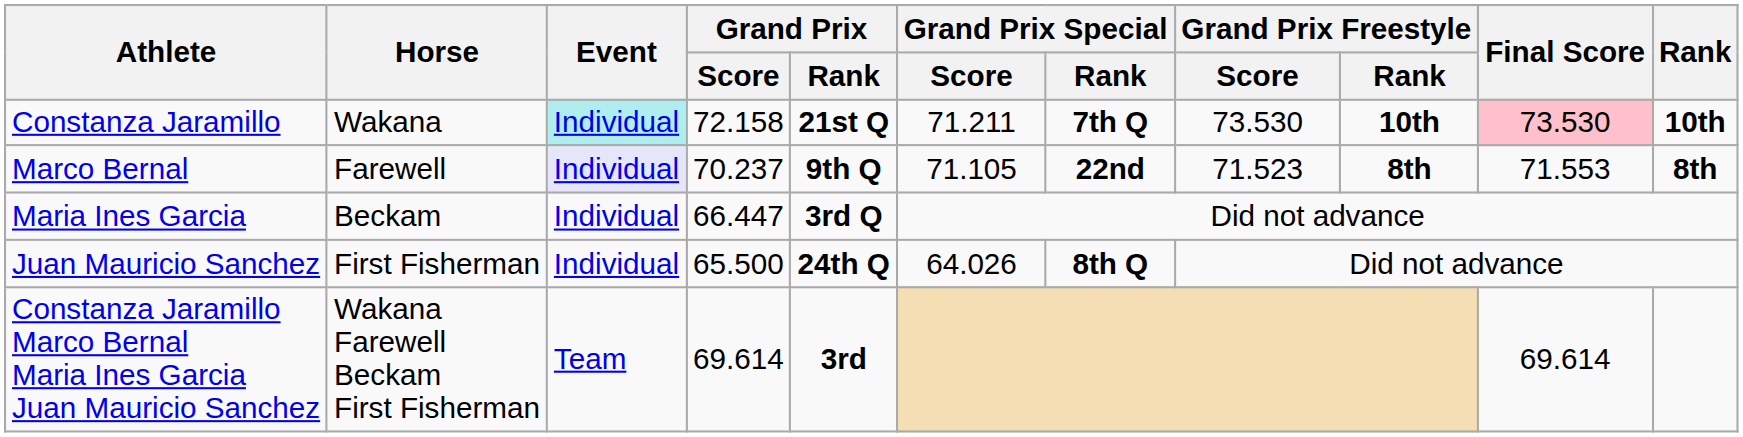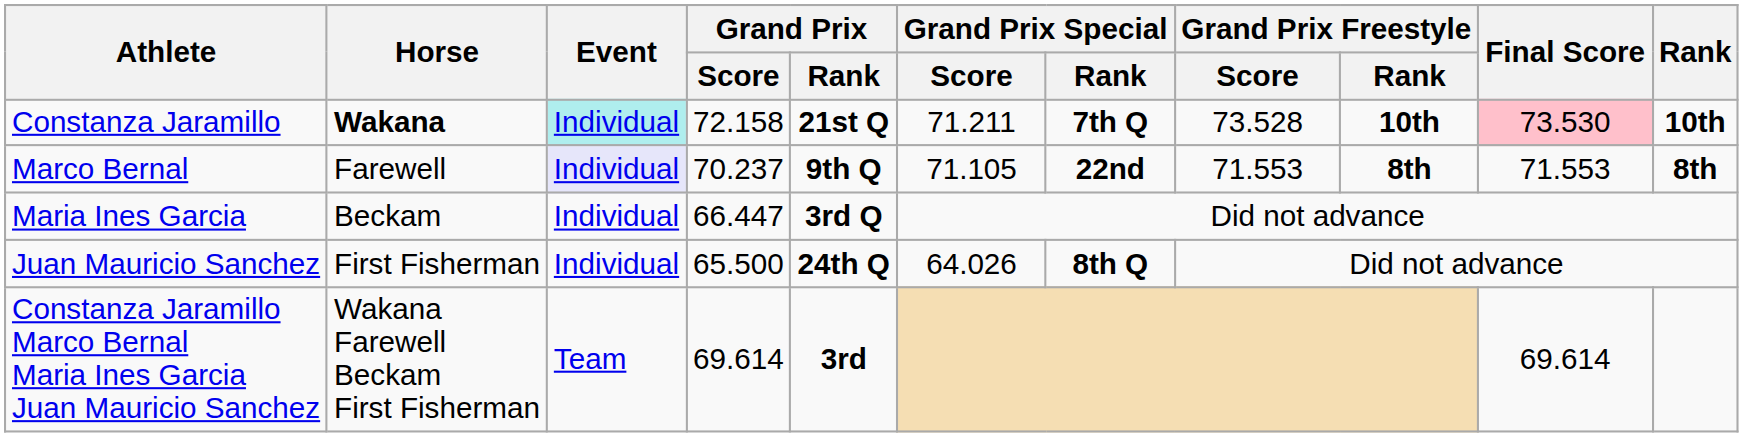(388, 123) normal -> (390, 123) bold
(1258, 123) 73.530 -> (1258, 123) 73.528
(1258, 169) 71.523 -> (1258, 169) 71.553
